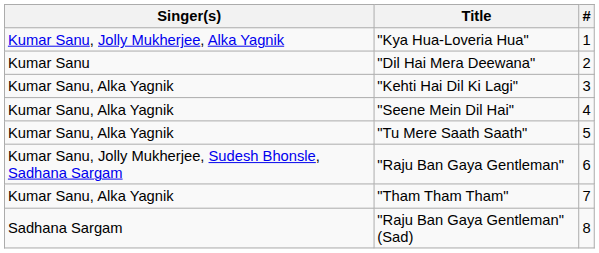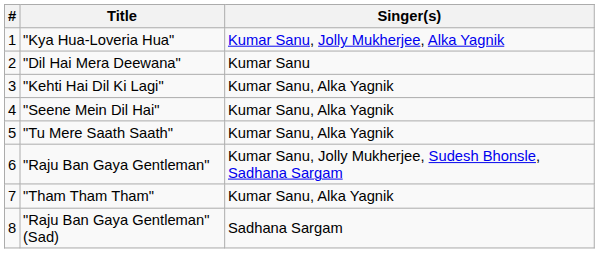columns swapped: (587, 16) <-> (189, 16)
